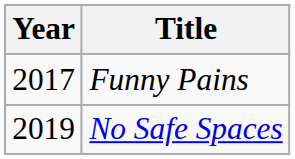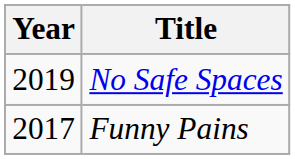rows swapped: (169, 79) <-> (186, 128)
